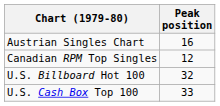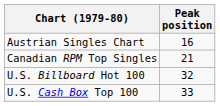(187, 59) 12 -> (187, 59) 21
